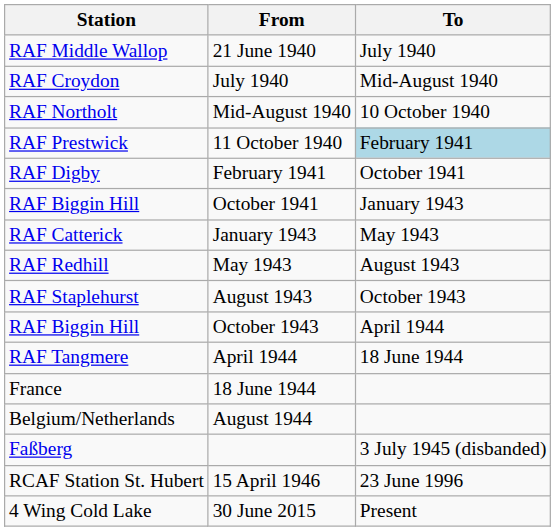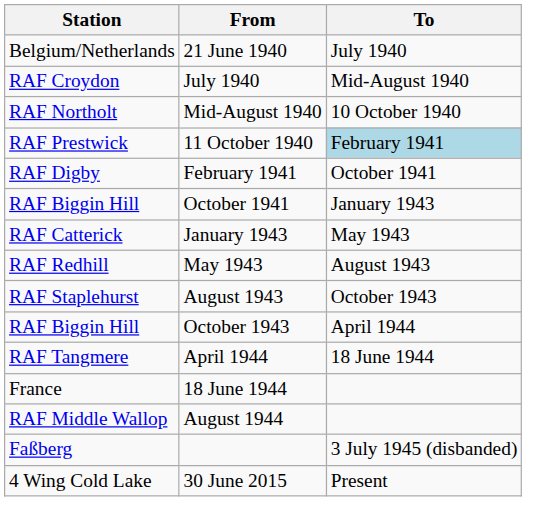(88, 50) RAF Middle Wallop -> (92, 50) Belgium/Netherlands
(92, 419) Belgium/Netherlands -> (88, 419) RAF Middle Wallop
- row: (266, 480)
